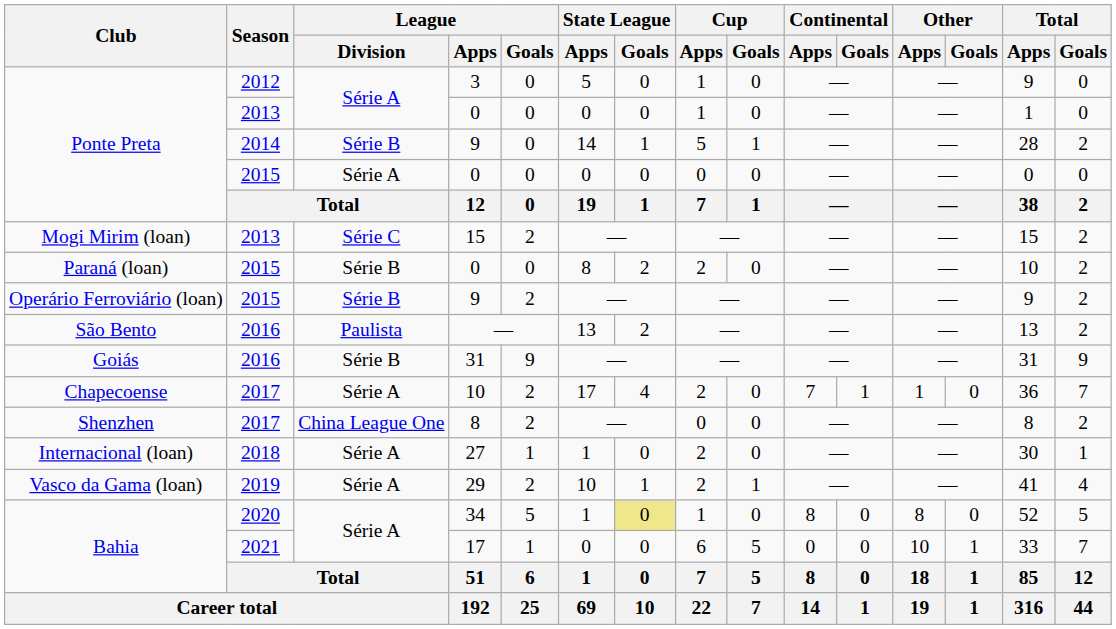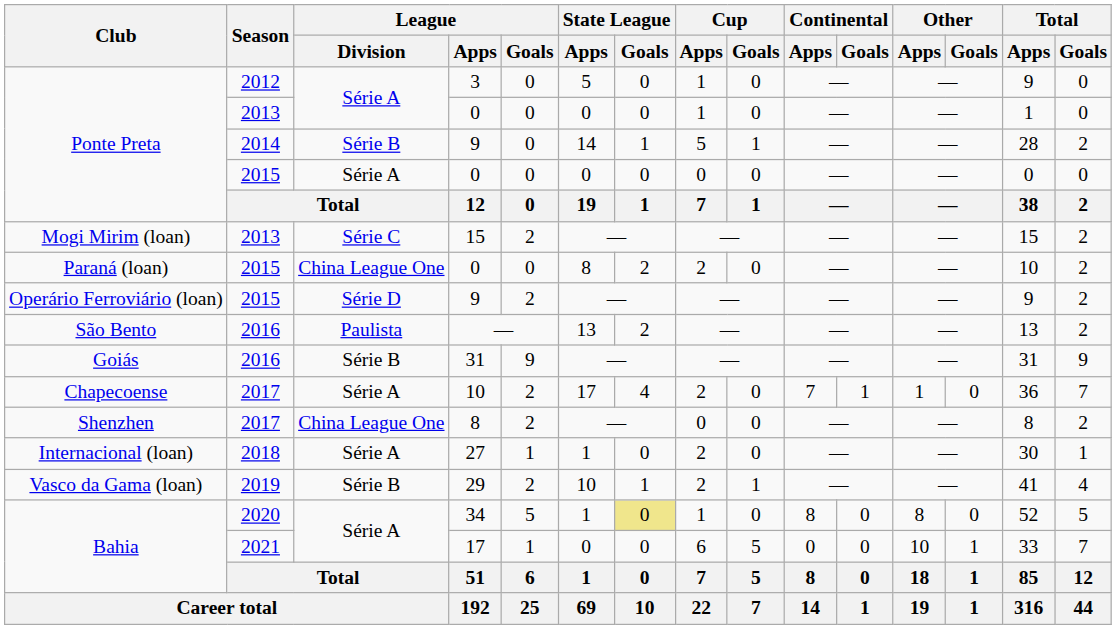(371, 267) Série B -> (371, 267) China League One
(371, 298) Série B -> (371, 298) Série D
(371, 484) Série A -> (371, 484) Série B
